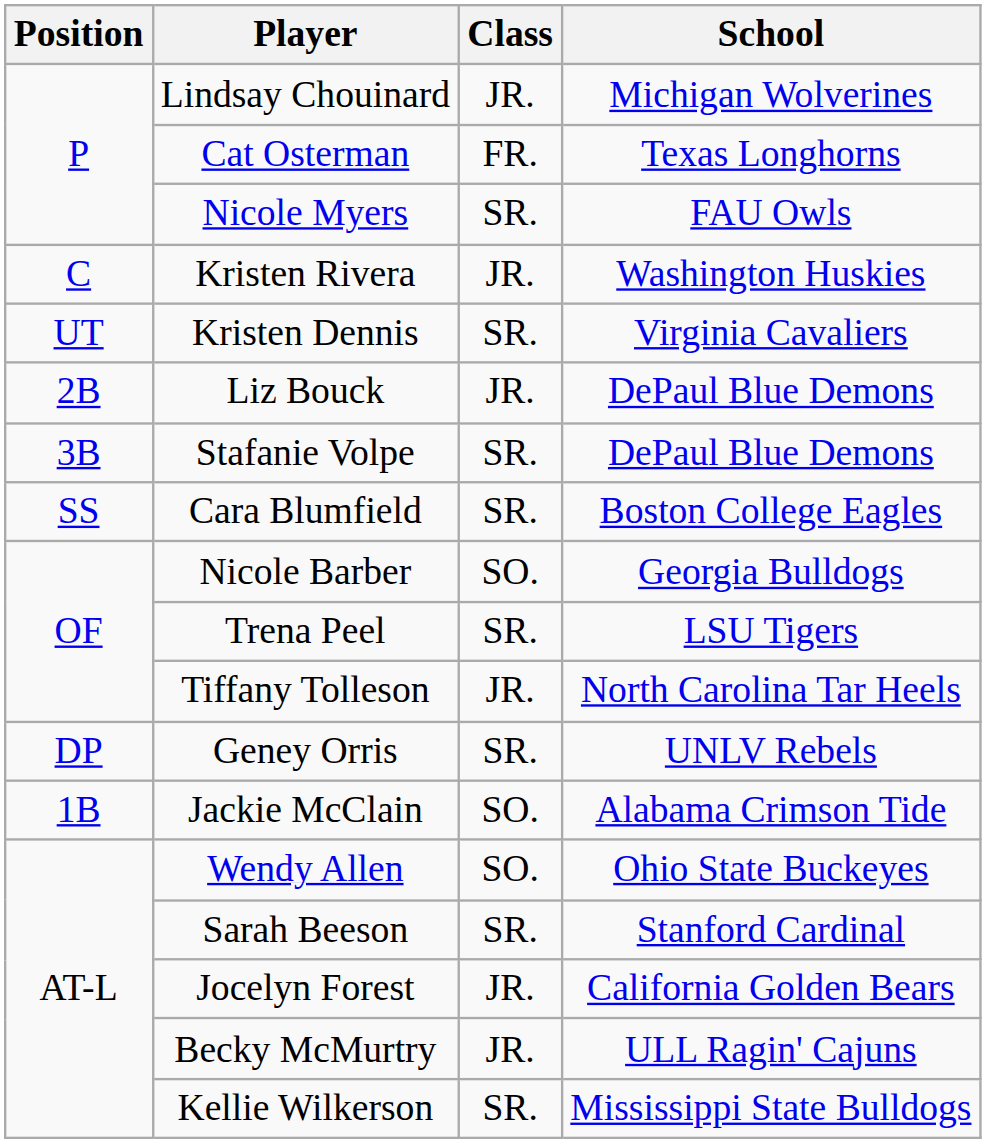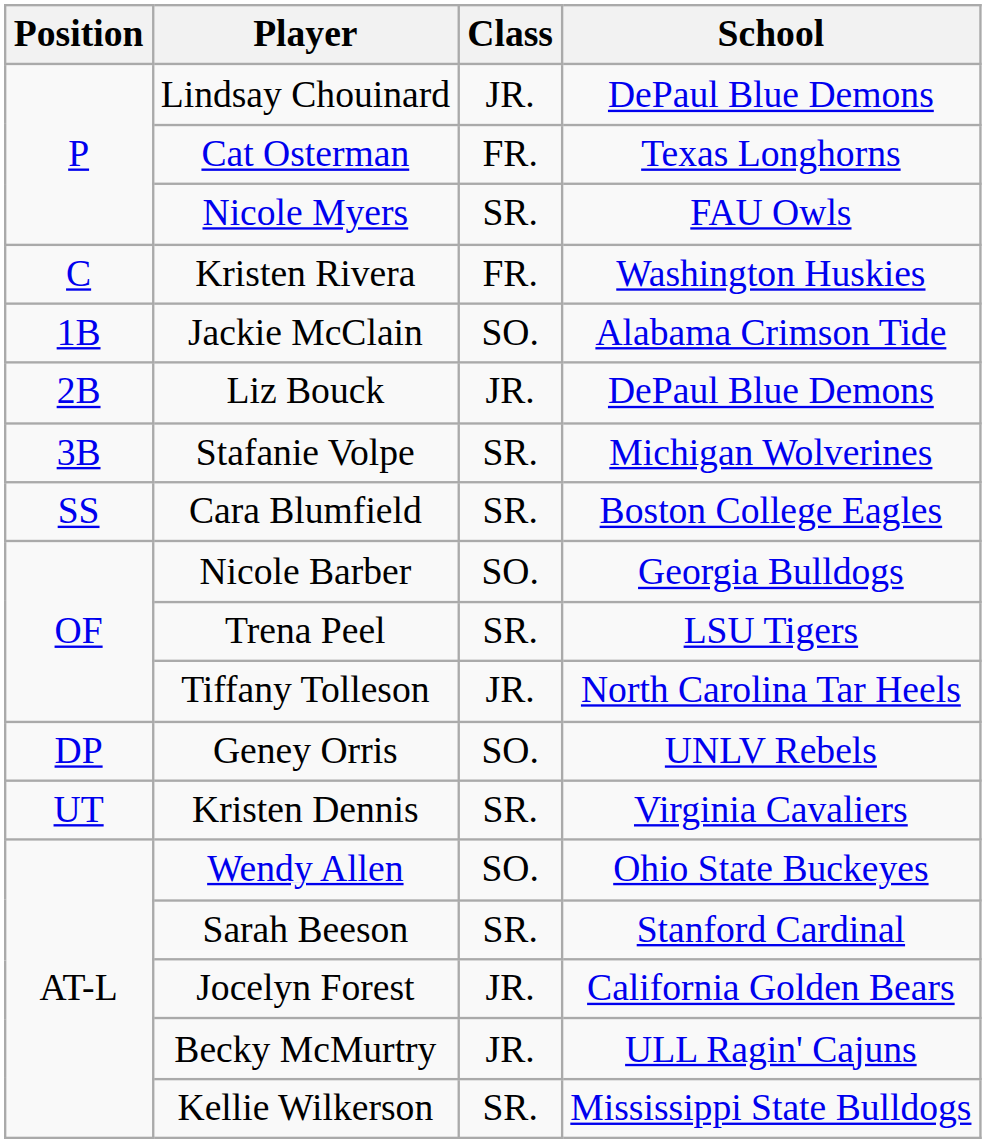(771, 93) Michigan Wolverines -> (771, 93) DePaul Blue Demons
(510, 272) JR. -> (510, 272) FR.
rows swapped: (305, 809) <-> (305, 332)
(771, 451) DePaul Blue Demons -> (771, 451) Michigan Wolverines
(510, 749) SR. -> (510, 749) SO.
